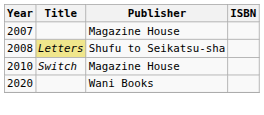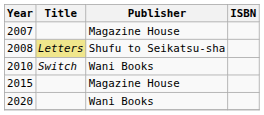(134, 66) Magazine House -> (121, 66) Wani Books
+ row: (20, 84)
